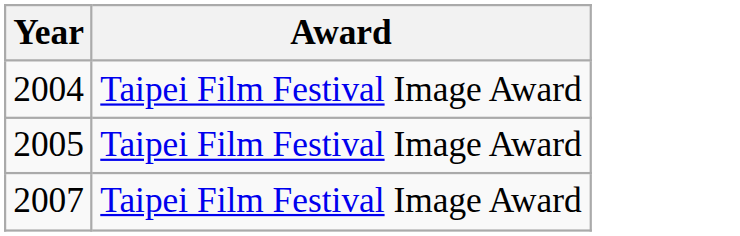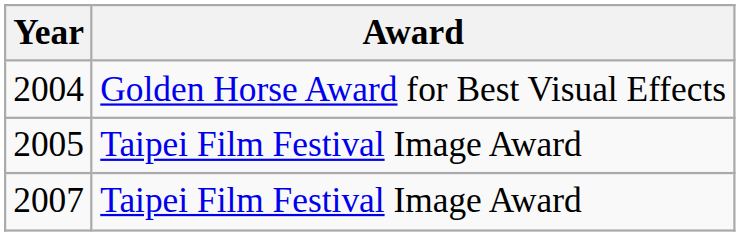(341, 88) Taipei Film Festival Image Award -> (413, 88) Golden Horse Award for Best Visual Effects
